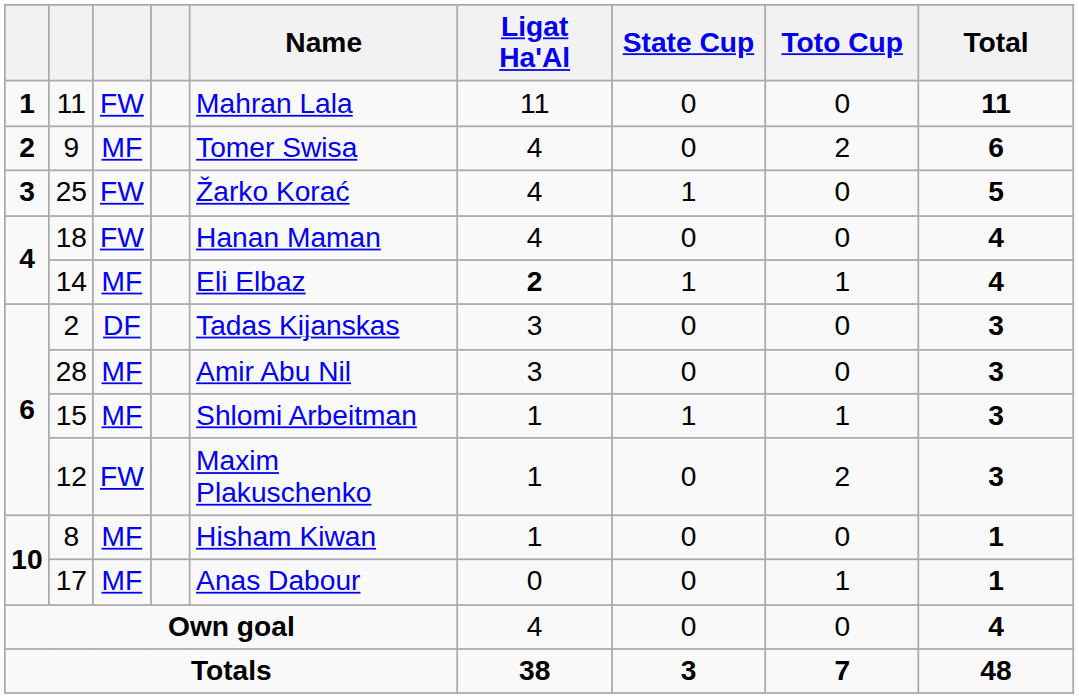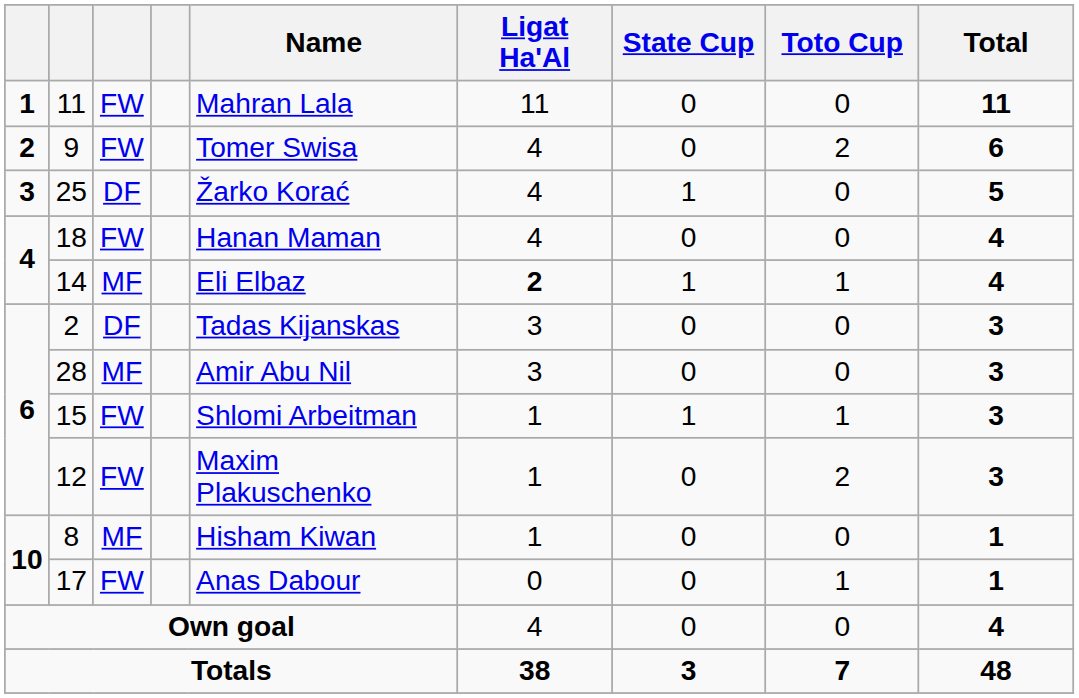(122, 147) MF -> (122, 147) FW
(122, 192) FW -> (122, 192) DF
(122, 415) MF -> (122, 415) FW
(122, 581) MF -> (122, 581) FW
